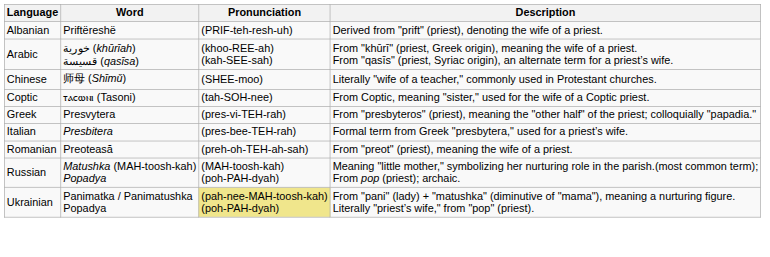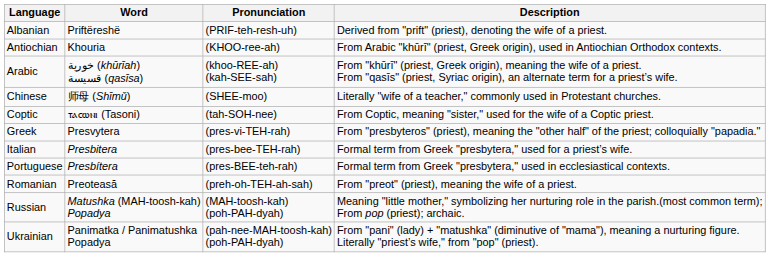+ row: (32, 47)
+ row: (35, 166)
(264, 202) khaki background -> (269, 236) no background
